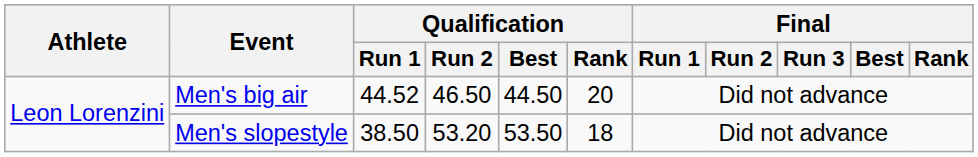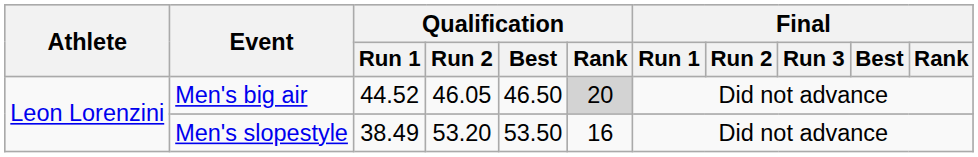(462, 96) 46.50 -> (462, 96) 46.05
(533, 96) 44.50 -> (533, 96) 46.50
(600, 96) no background -> (600, 96) lightgrey background
(390, 133) 38.50 -> (390, 133) 38.49
(600, 133) 18 -> (600, 133) 16
